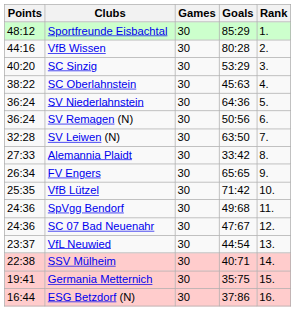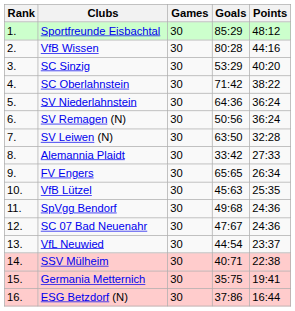columns swapped: (274, 13) <-> (25, 13)
(236, 84) 45:63 -> (229, 84) 71:42
(236, 191) 71:42 -> (229, 191) 45:63
